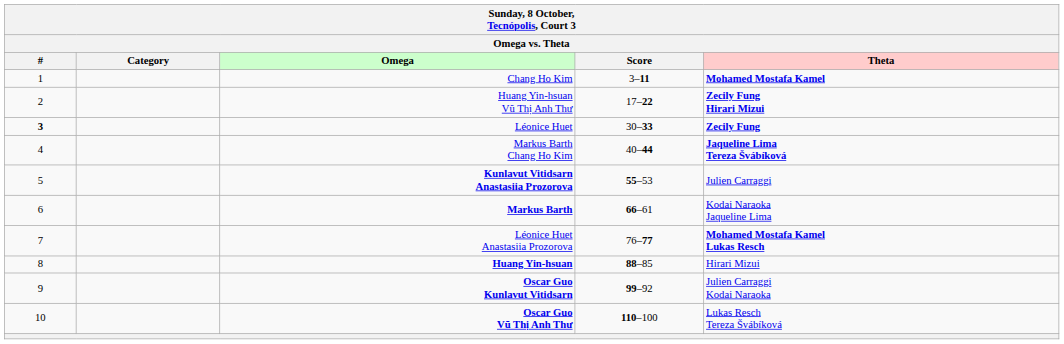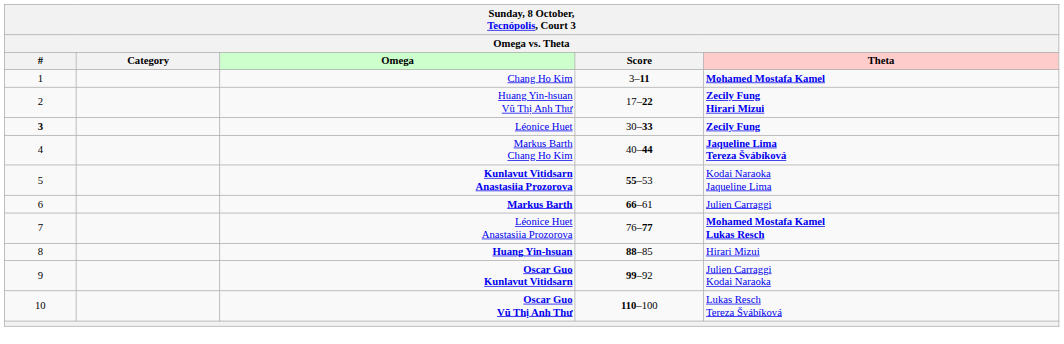(739, 180) Julien Carraggi -> (739, 180) Kodai Naraoka Jaqueline Lima
(739, 210) Kodai Naraoka Jaqueline Lima -> (739, 204) Julien Carraggi
